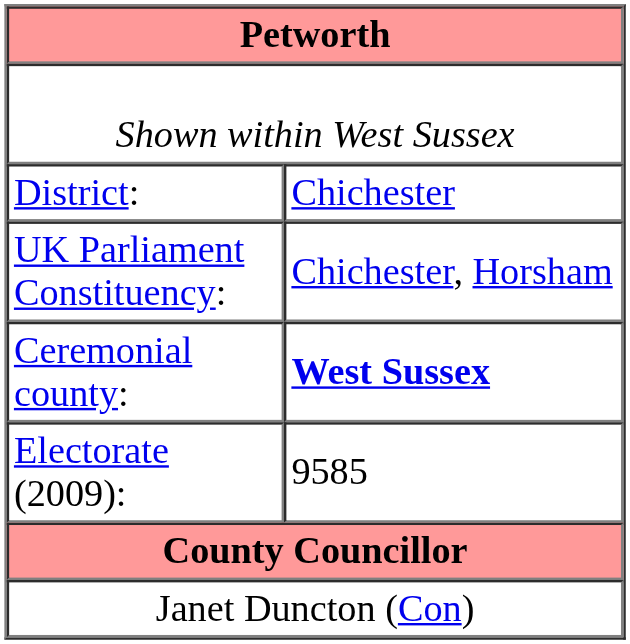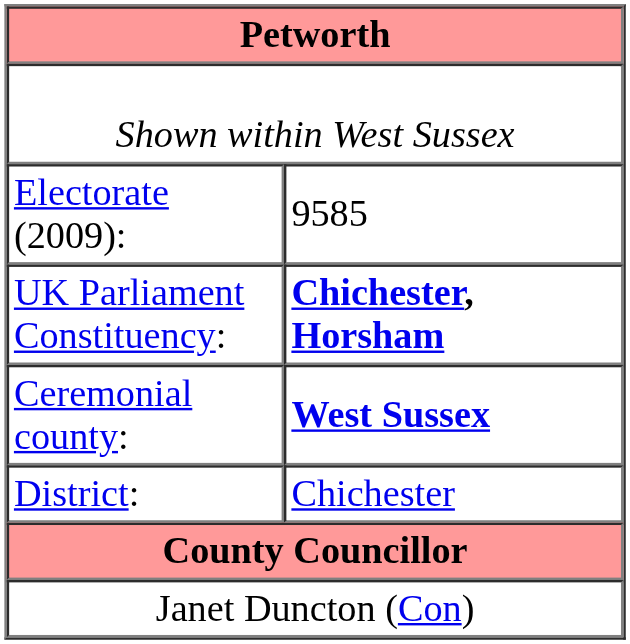rows swapped: (77, 192) <-> (91, 471)
(452, 270) normal -> (383, 314) bold
